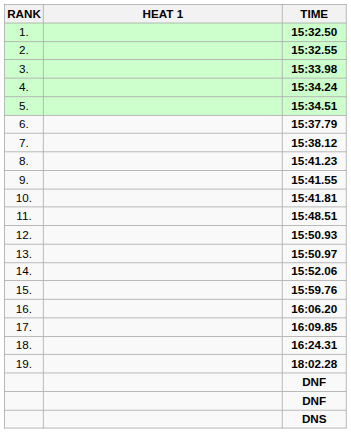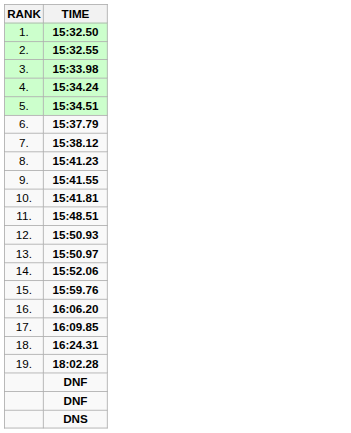- column: (163, 14)
